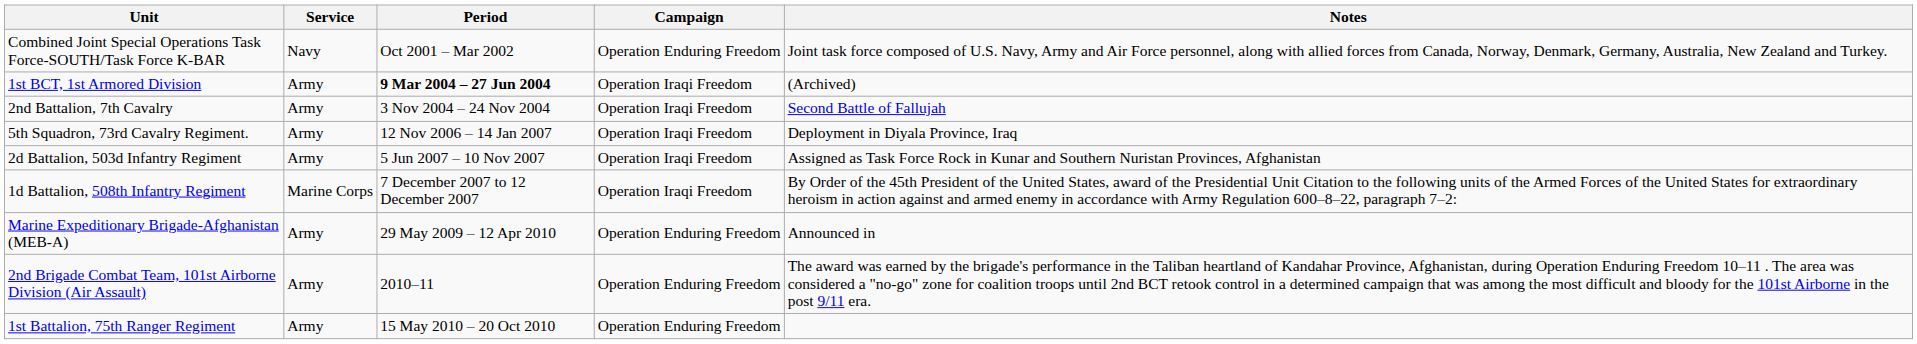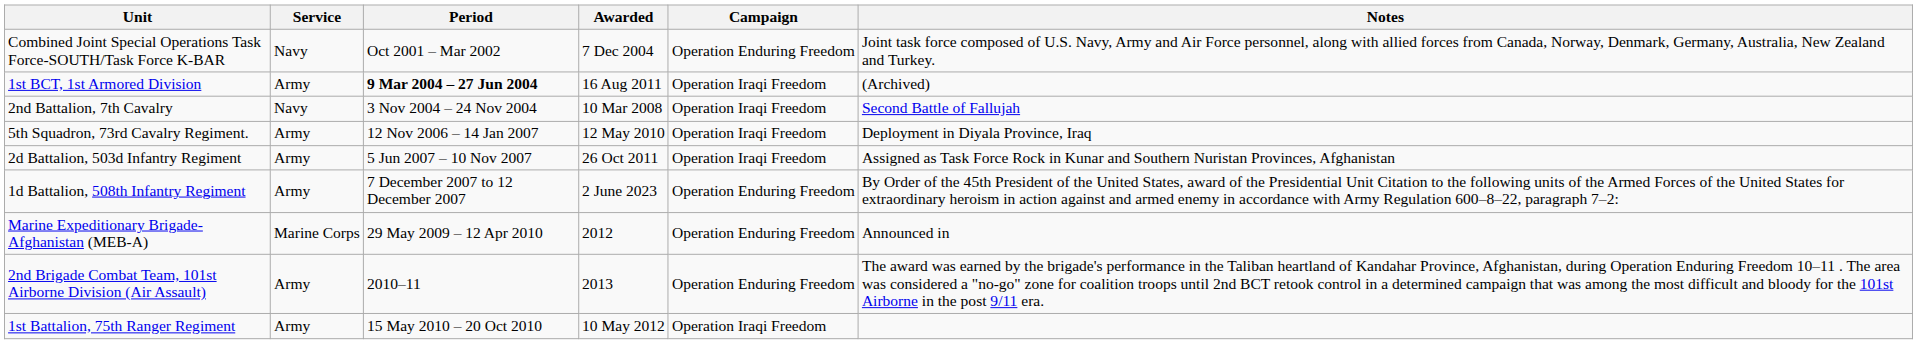+ column: (623, 17)
(305, 108) Army -> (291, 108) Navy
(330, 191) Marine Corps -> (292, 191) Army
(675, 191) Operation Iraqi Freedom -> (763, 191) Operation Enduring Freedom
(305, 233) Army -> (317, 233) Marine Corps
(689, 326) Operation Enduring Freedom -> (749, 326) Operation Iraqi Freedom
